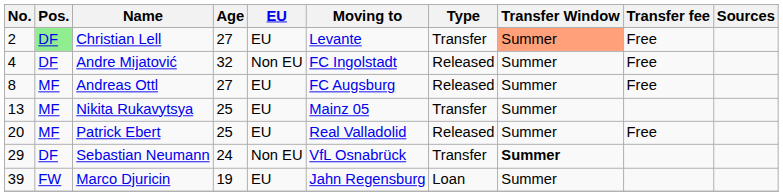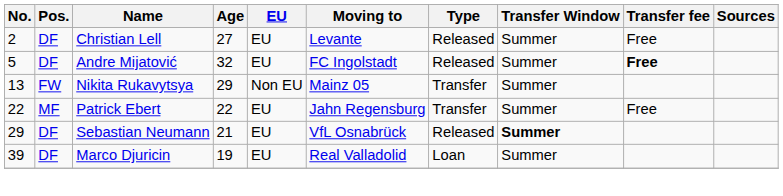(48, 39) lightgreen background -> (48, 39) no background
(459, 39) Transfer -> (463, 39) Released
(529, 39) lightsalmon background -> (529, 39) no background
(12, 62) 4 -> (12, 62) 5
(277, 62) Non EU -> (261, 62) EU
(642, 62) normal -> (642, 62) bold
- row: (117, 86)
(49, 109) MF -> (50, 86) FW
(225, 109) 25 -> (225, 86) 29
(261, 109) EU -> (277, 86) Non EU
(16, 132) 20 -> (16, 109) 22
(225, 132) 25 -> (225, 109) 22
(358, 132) Real Valladolid -> (367, 109) Jahn Regensburg
(463, 132) Released -> (459, 109) Transfer
(225, 156) 24 -> (225, 132) 21
(277, 156) Non EU -> (261, 132) EU
(459, 156) Transfer -> (463, 132) Released
(50, 179) FW -> (48, 156) DF
(367, 179) Jahn Regensburg -> (358, 156) Real Valladolid
